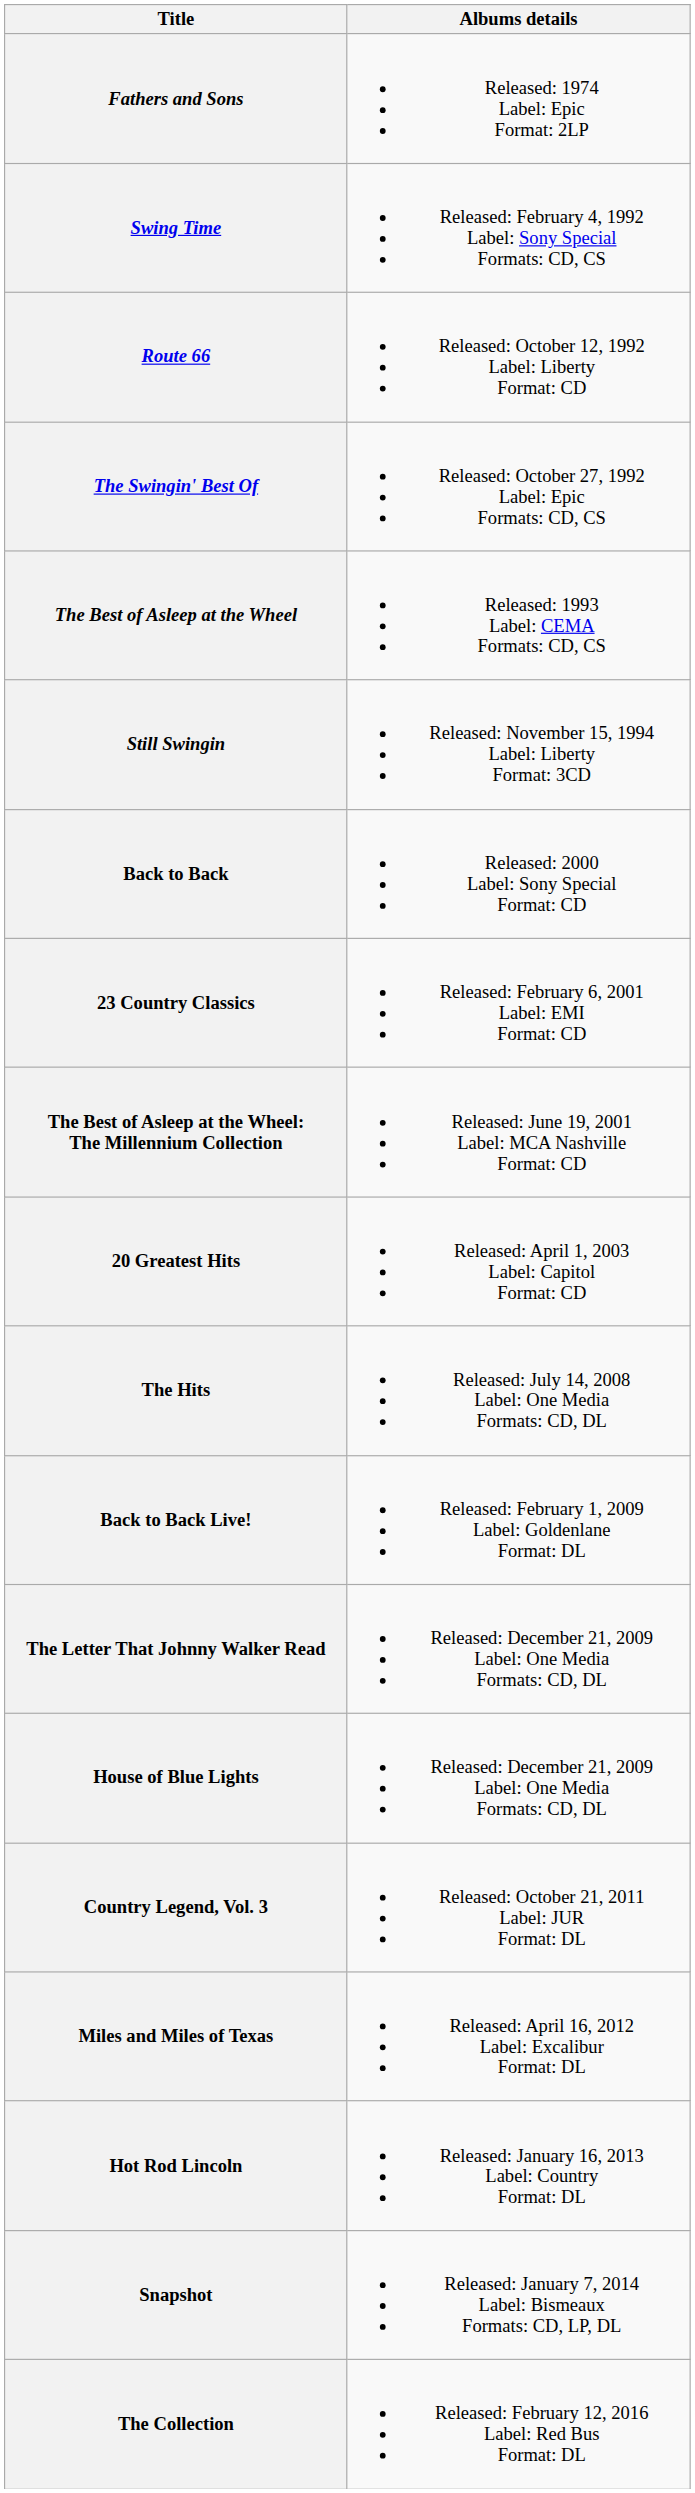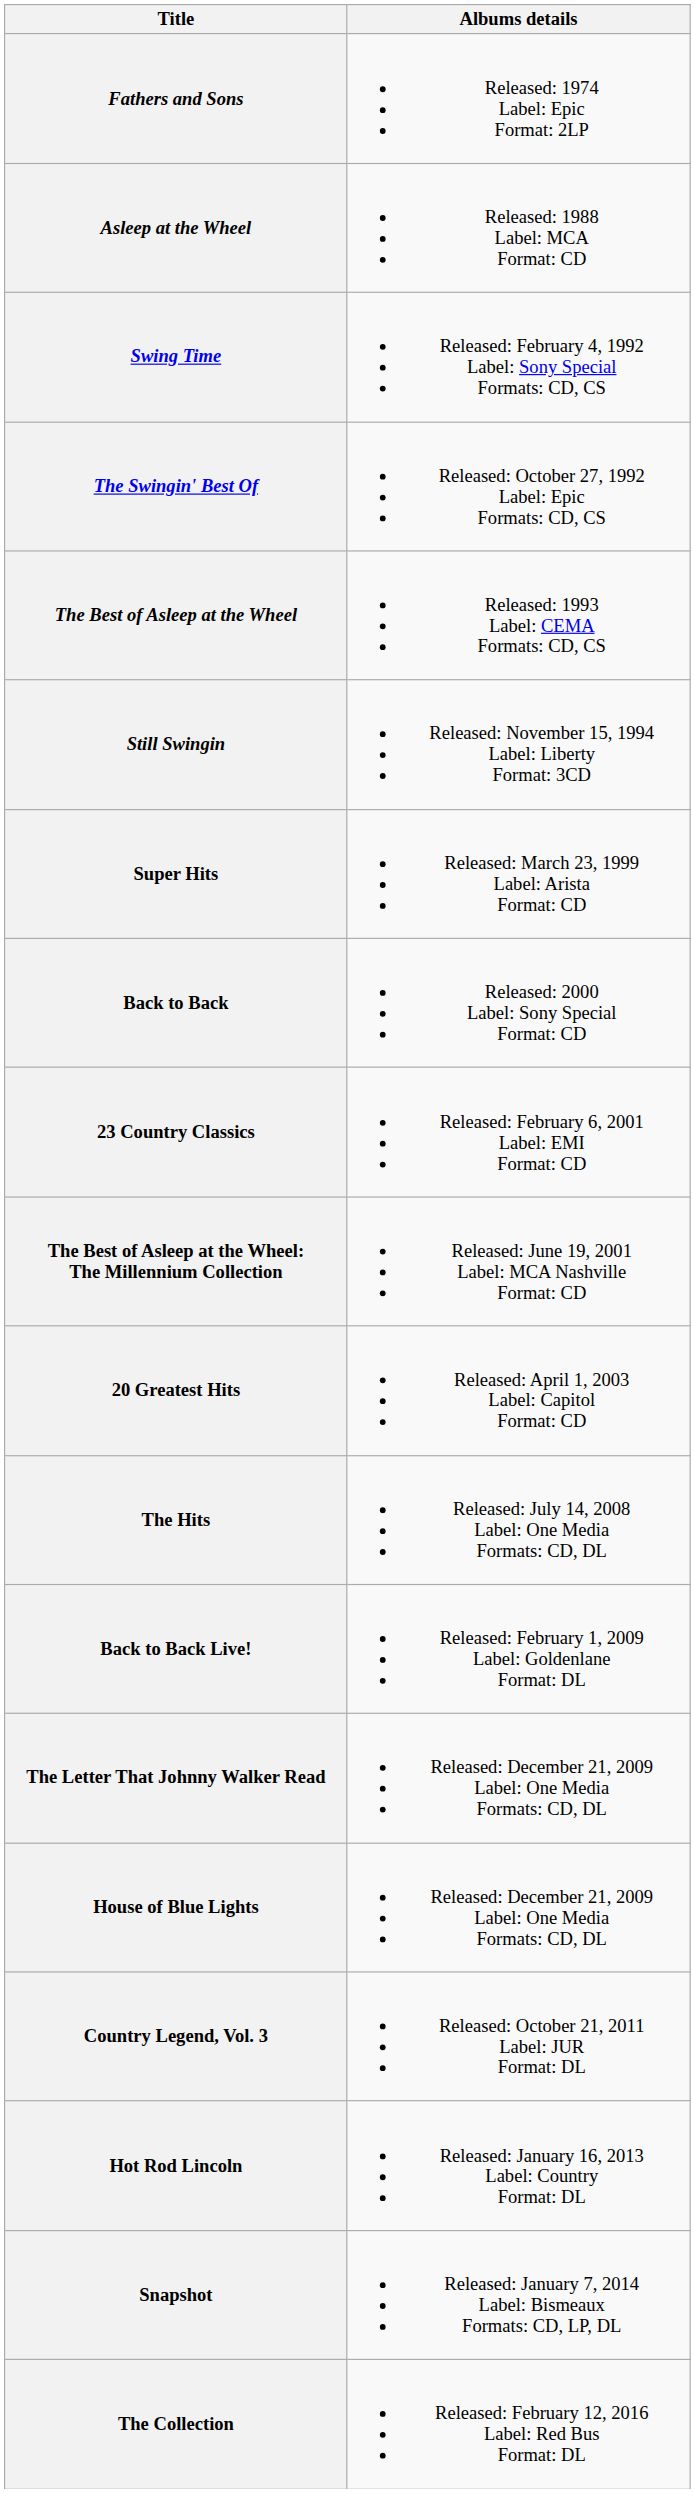+ row: (176, 227)
- row: (176, 356)
+ row: (176, 873)
- row: (176, 2036)
